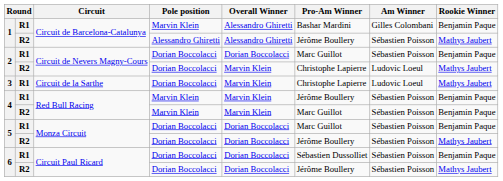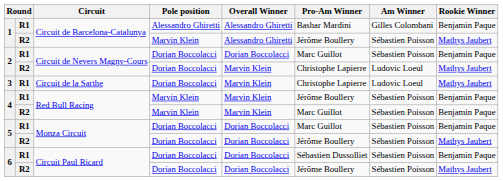(175, 25) Marvin Klein -> (186, 25) Alessandro Ghiretti
(186, 39) Alessandro Ghiretti -> (175, 39) Marvin Klein
